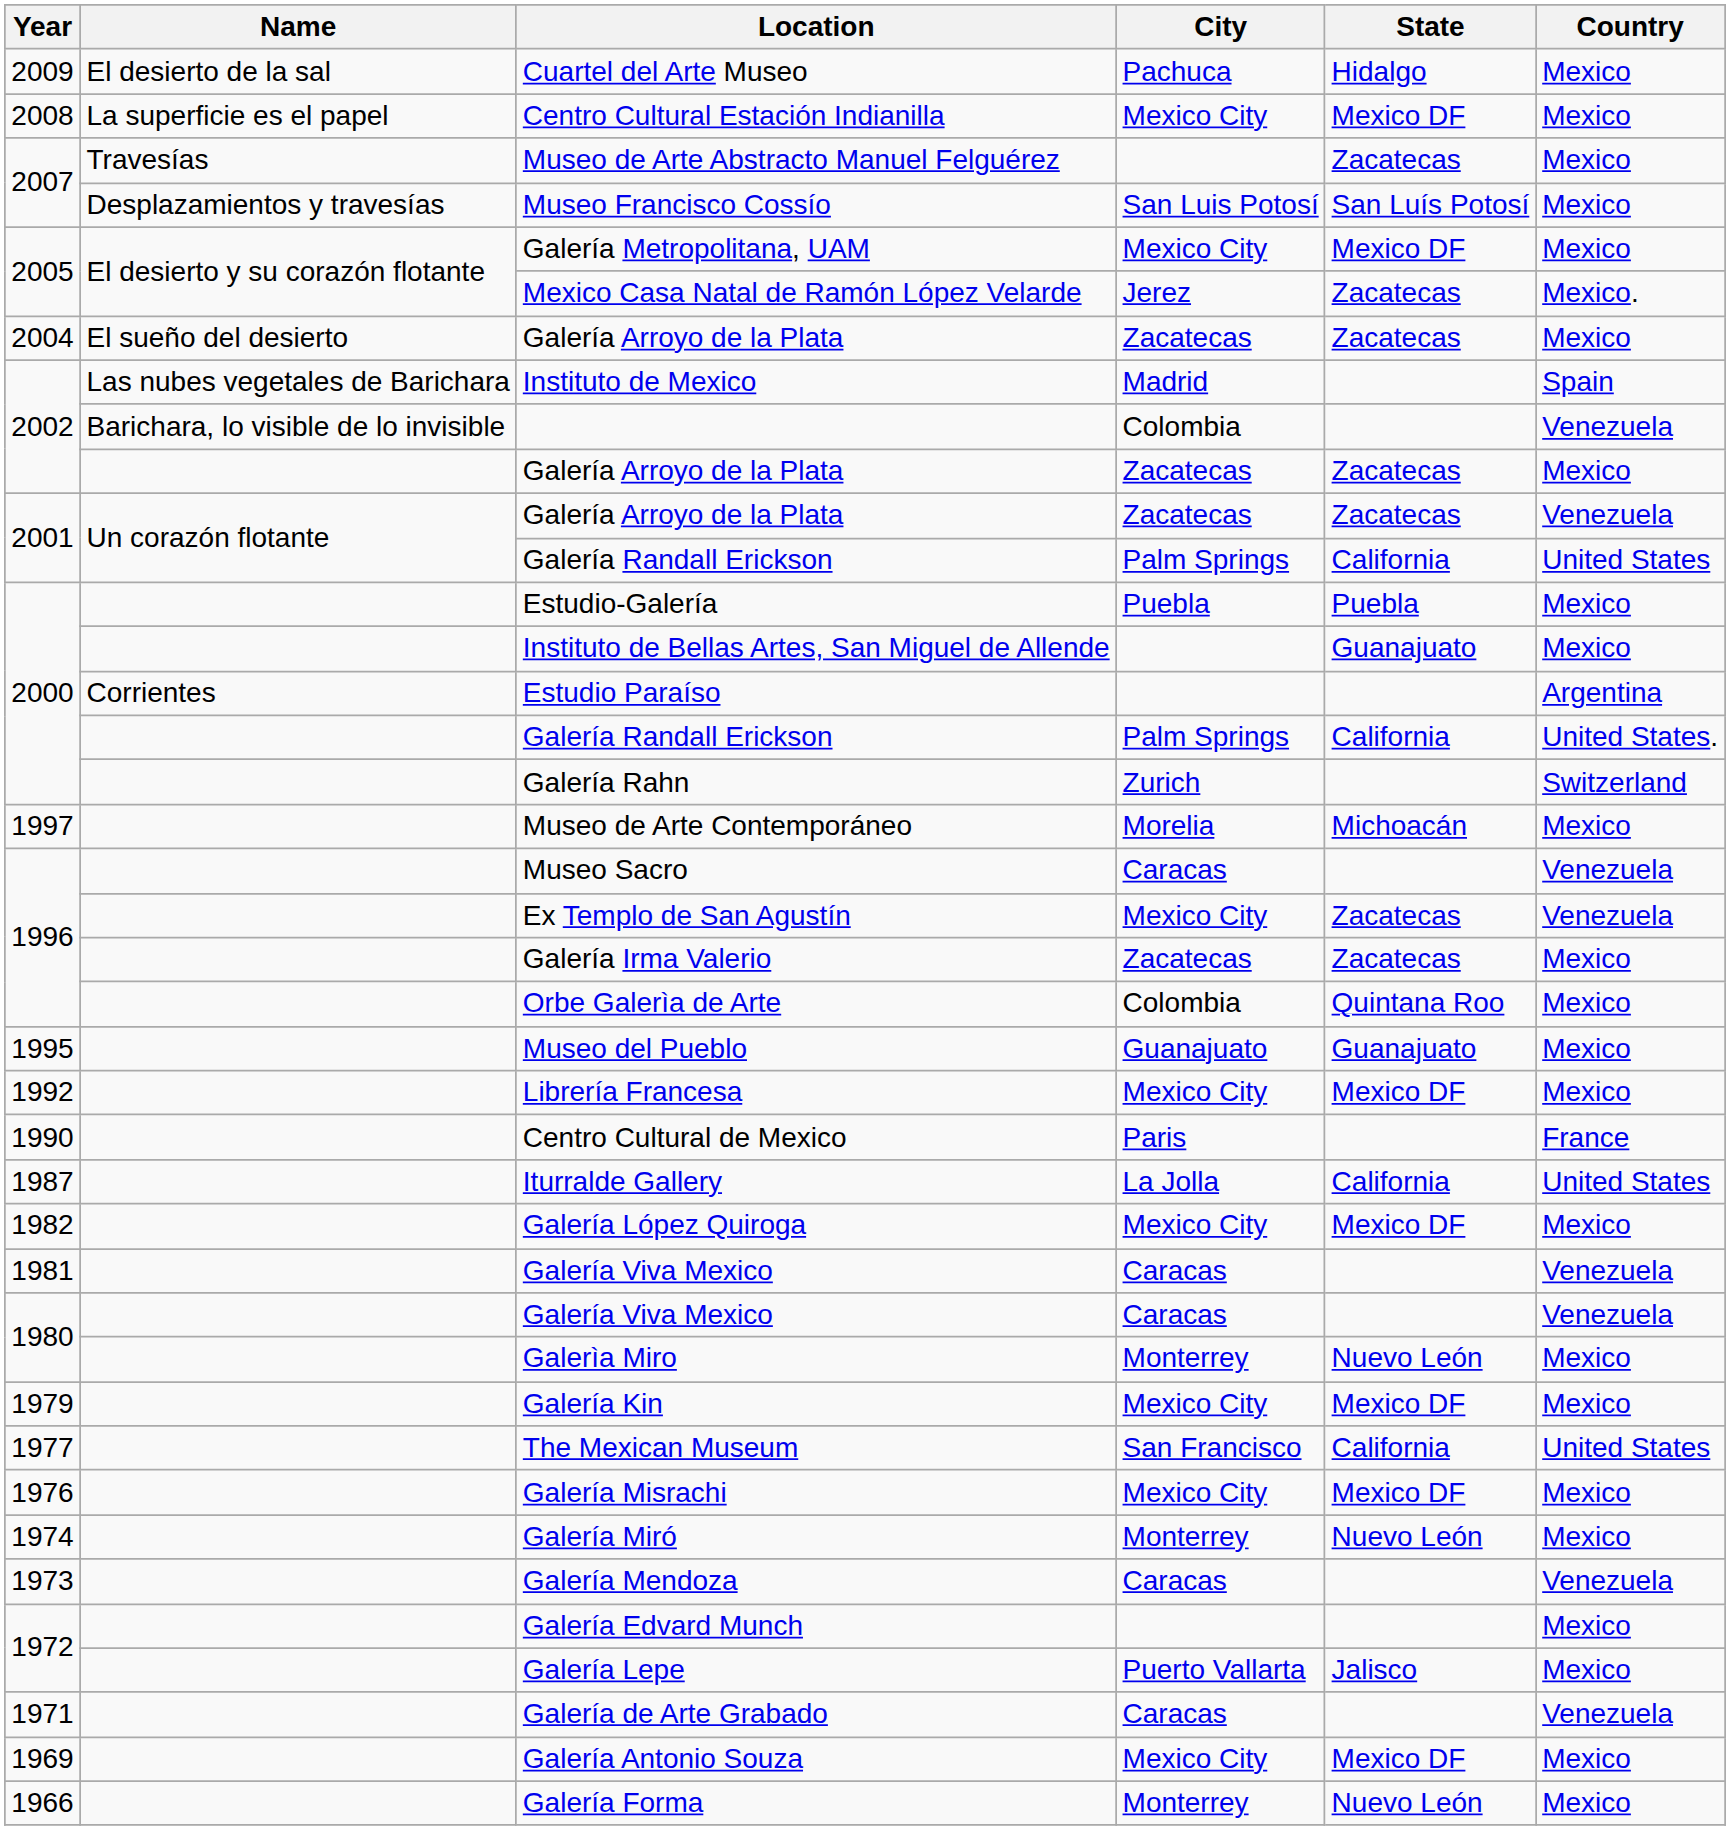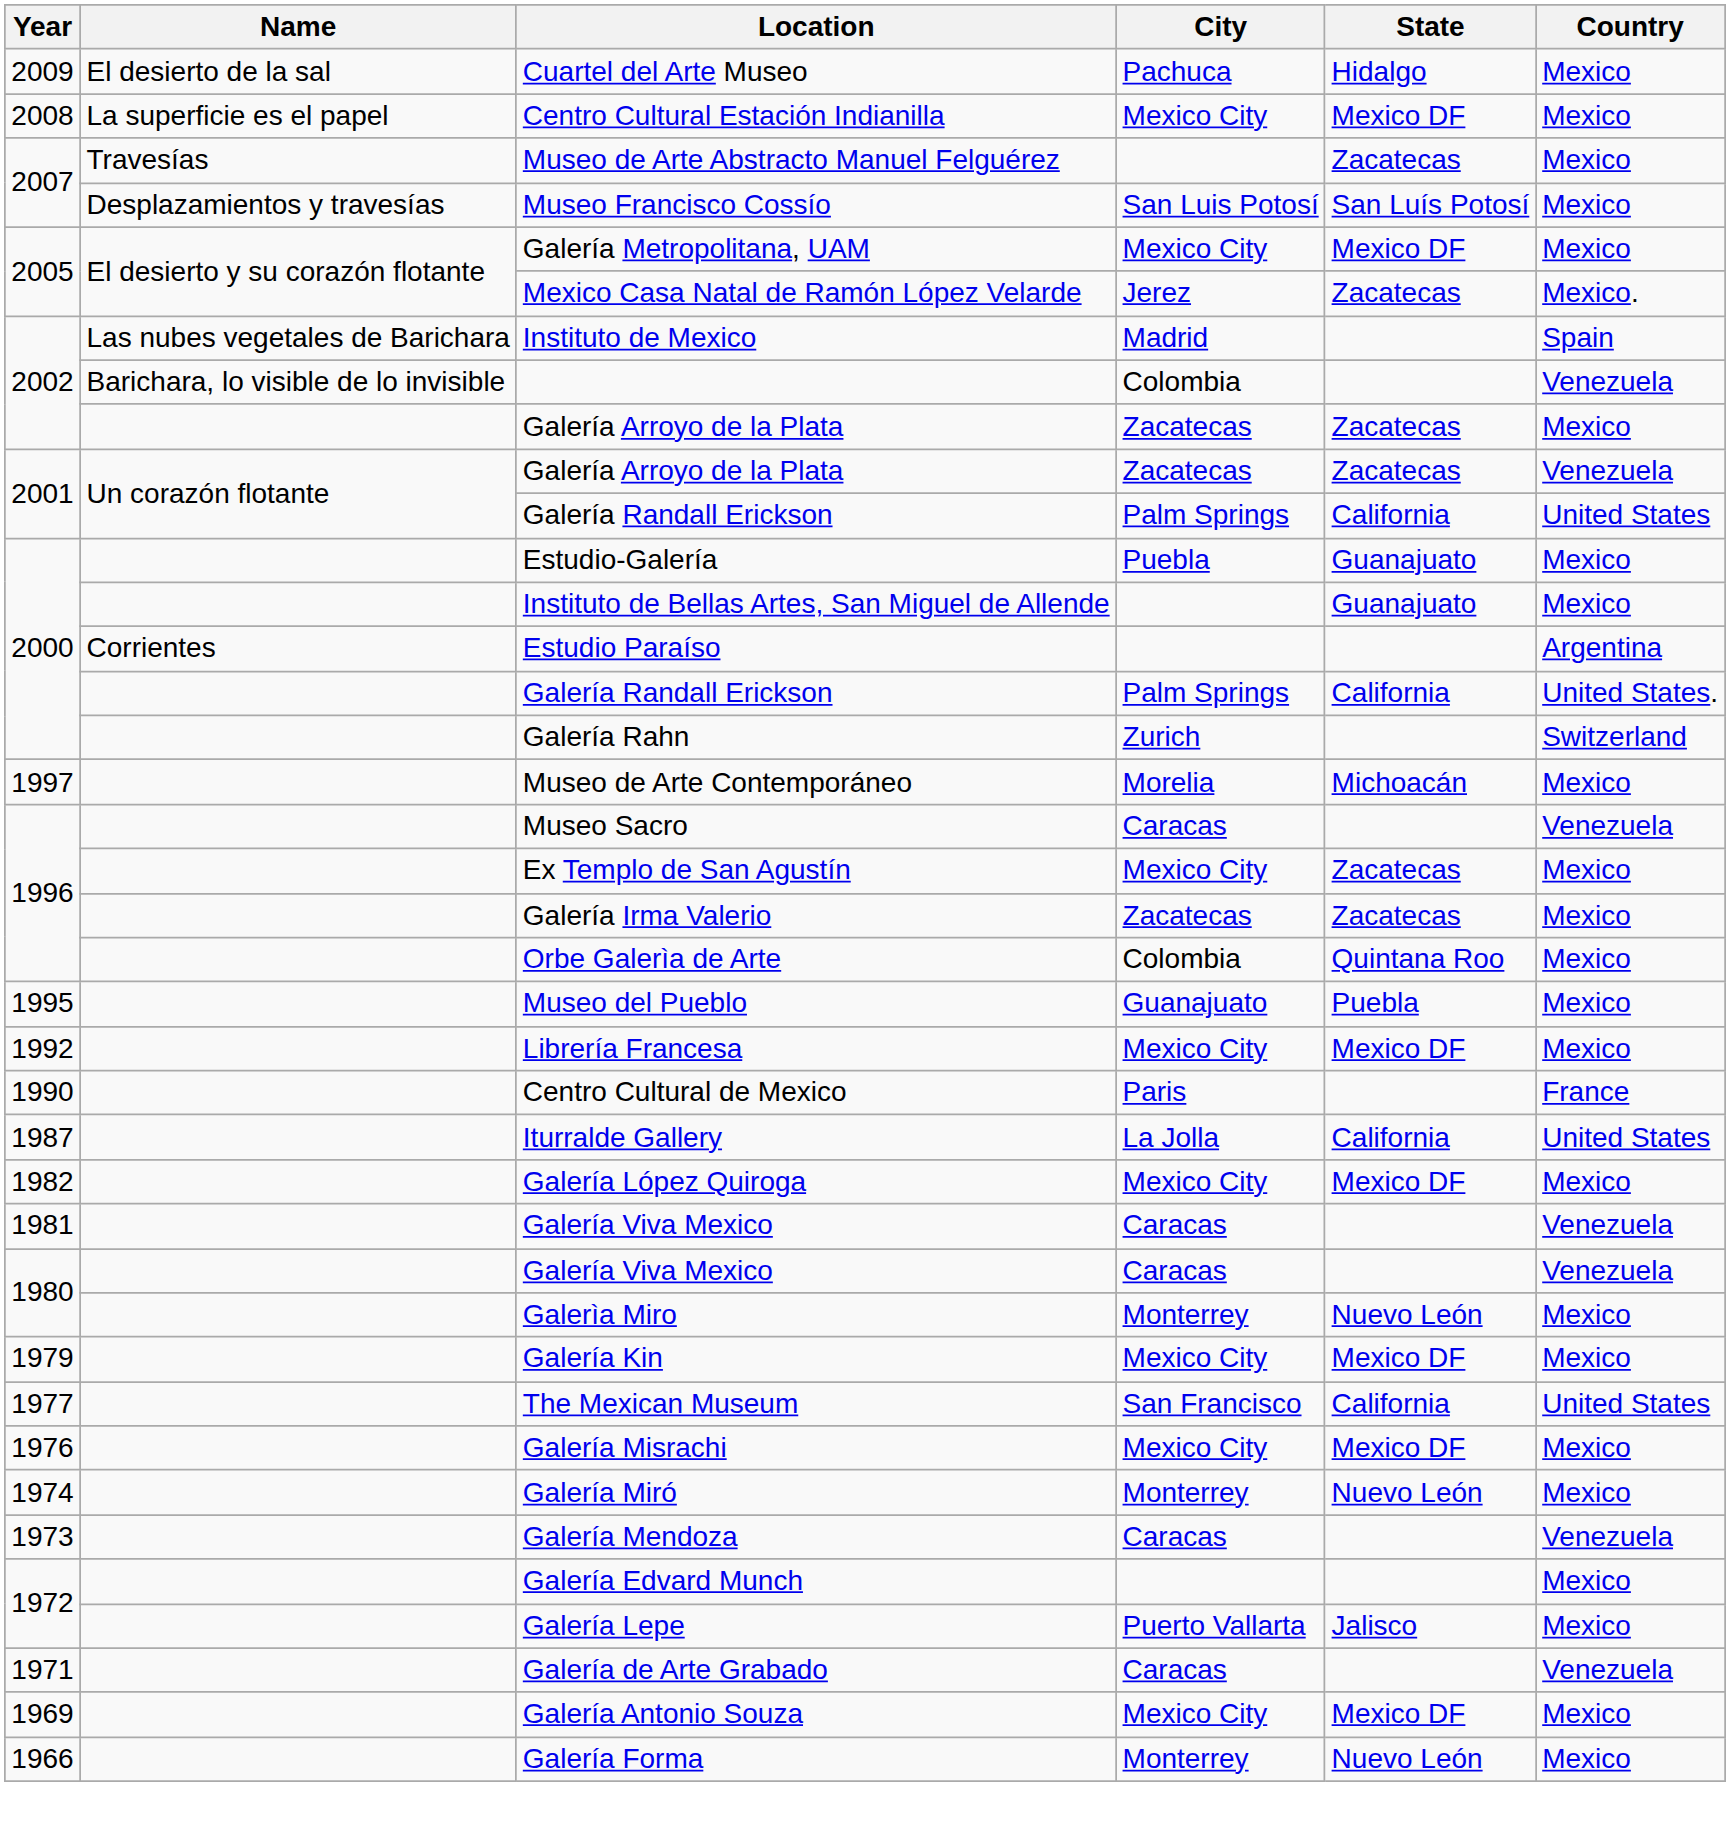- row: (42, 337)
(1375, 603) Puebla -> (1404, 559) Guanajuato
(1608, 914) Venezuela -> (1587, 870) Mexico
(1404, 1048) Guanajuato -> (1375, 1003) Puebla
